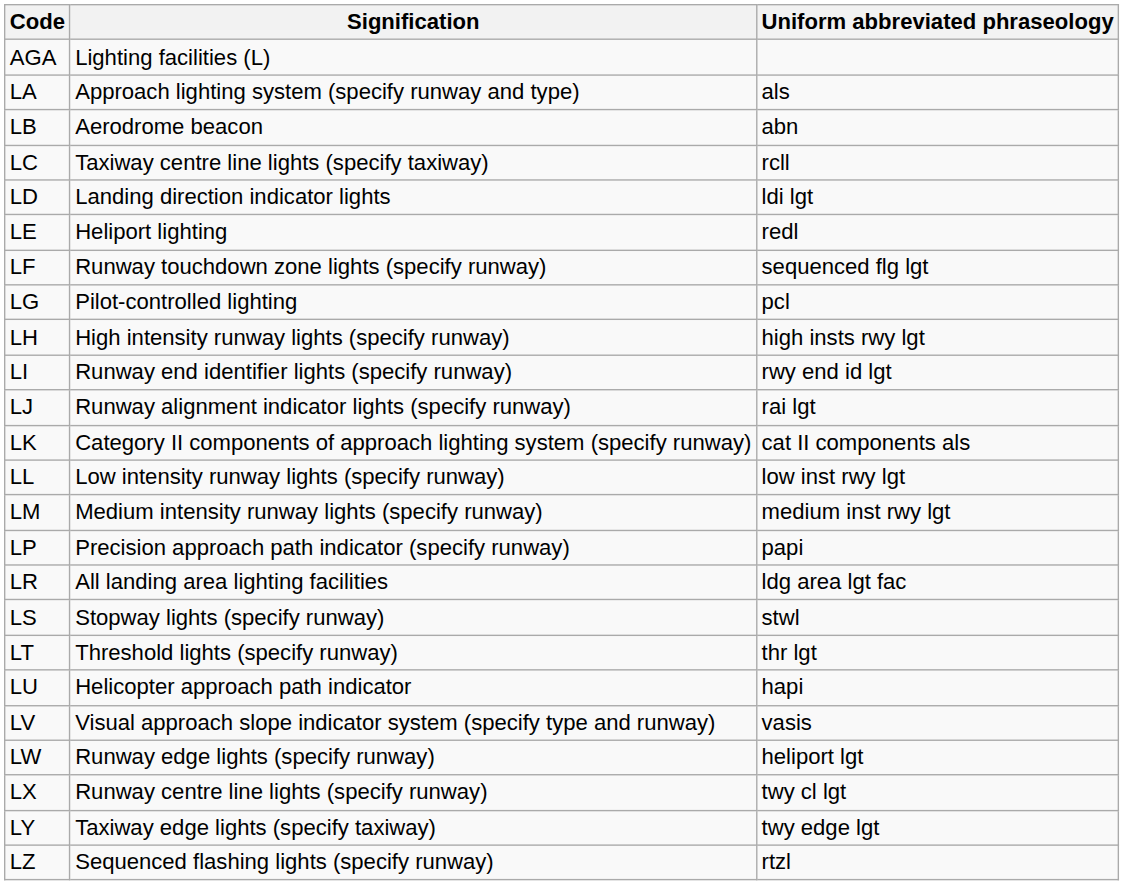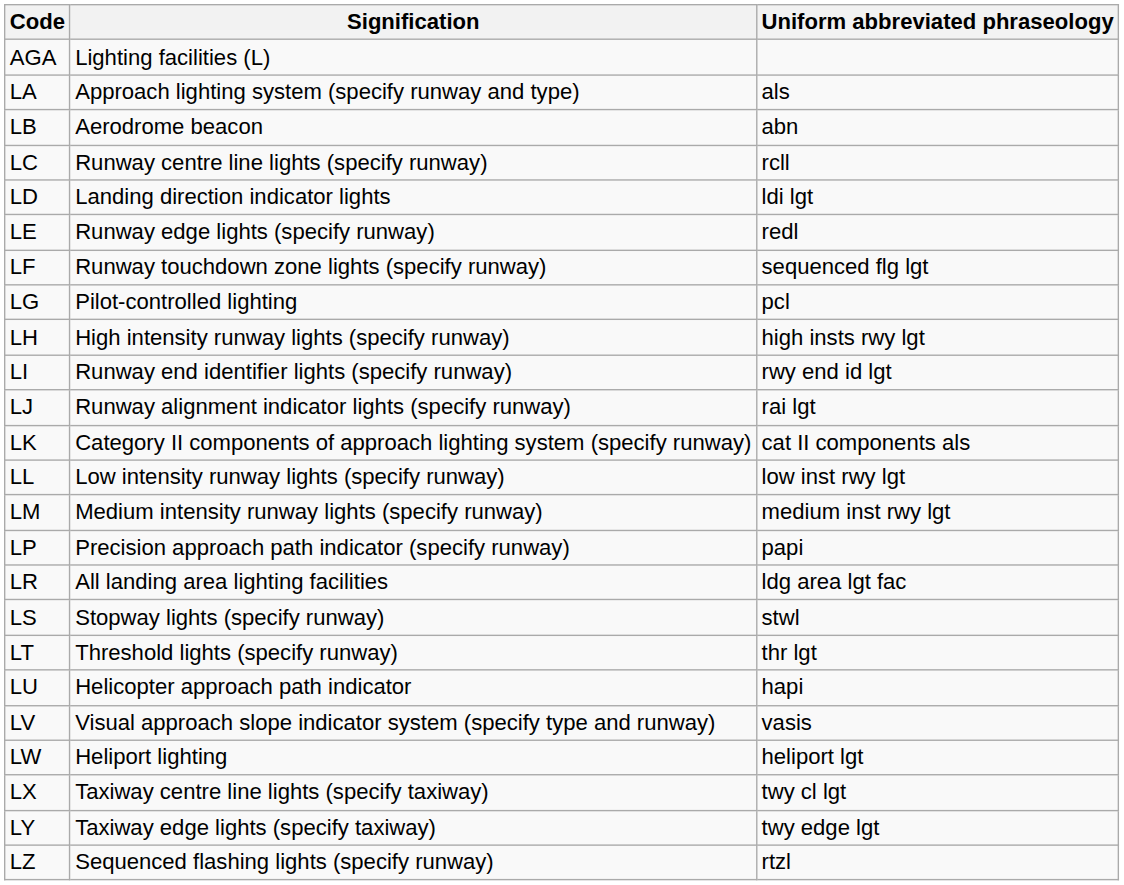(282, 162) Taxiway centre line lights (specify taxiway) -> (281, 162) Runway centre line lights (specify runway)
(151, 232) Heliport lighting -> (255, 232) Runway edge lights (specify runway)
(255, 757) Runway edge lights (specify runway) -> (151, 757) Heliport lighting
(281, 792) Runway centre line lights (specify runway) -> (282, 792) Taxiway centre line lights (specify taxiway)
